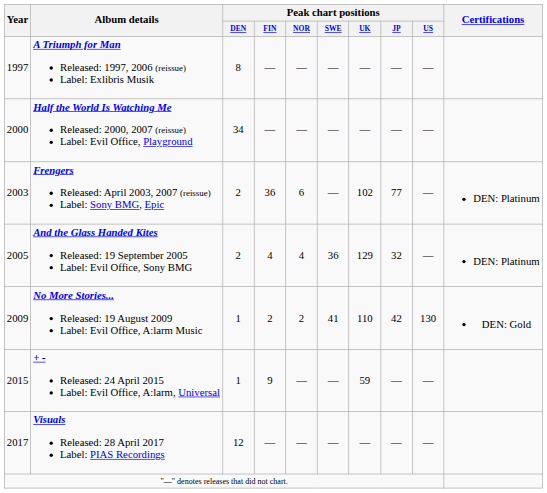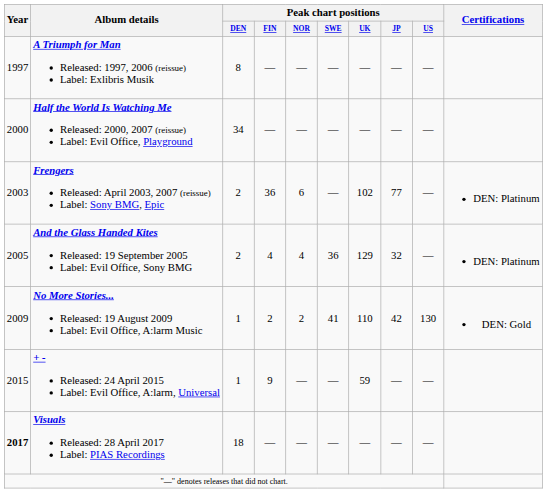(18, 443) normal -> (18, 443) bold
(238, 443) 12 -> (238, 443) 18
